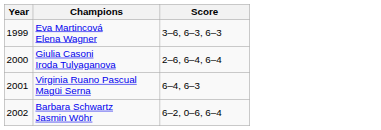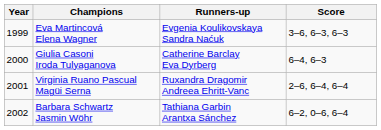+ column: (223, 12)
(192, 59) 2–6, 6–4, 6–4 -> (307, 59) 6–4, 6–3
(181, 86) 6–4, 6–3 -> (318, 86) 2–6, 6–4, 6–4
